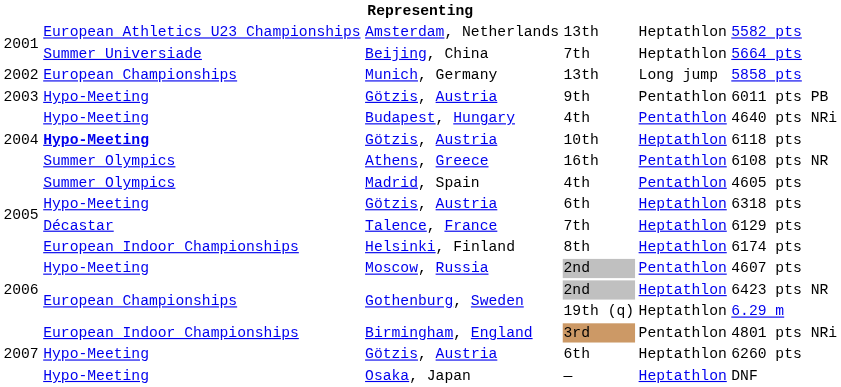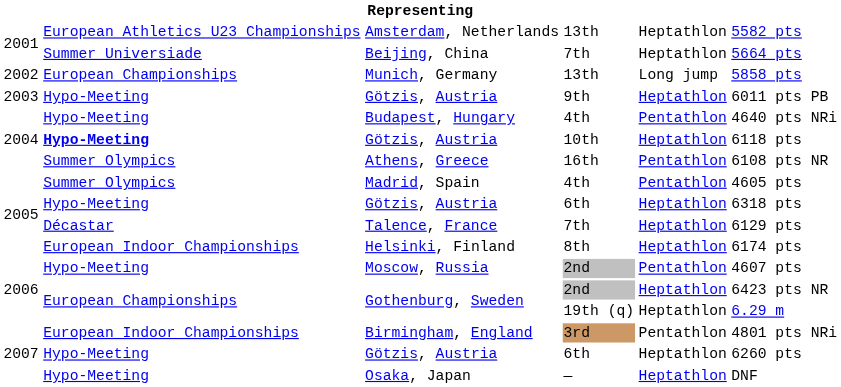(683, 97) Pentathlon -> (683, 97) Heptathlon
